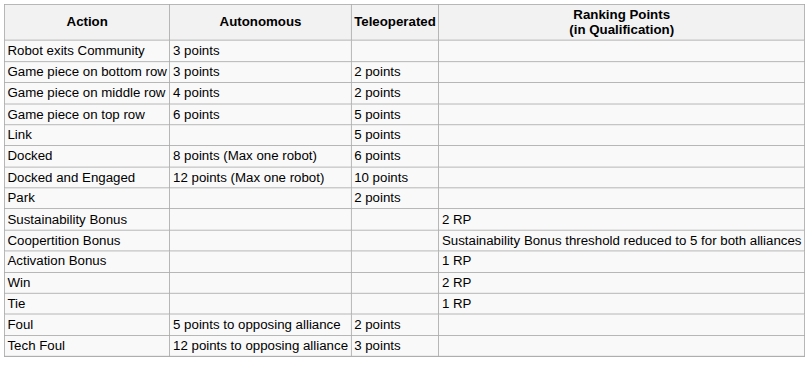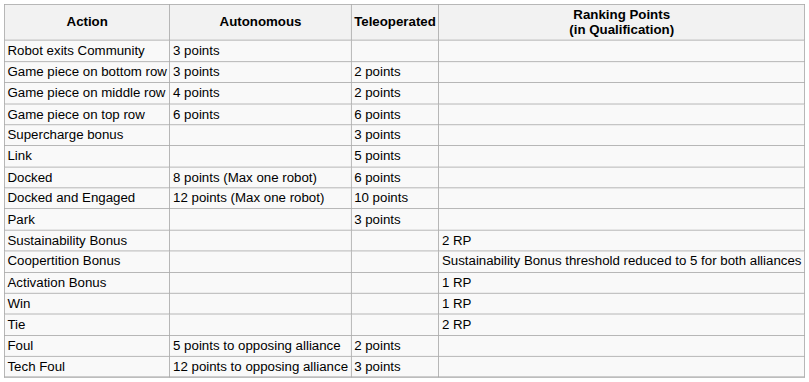(377, 114) 5 points -> (377, 114) 6 points
+ row: (65, 135)
(377, 198) 2 points -> (377, 219) 3 points
(457, 282) 2 RP -> (457, 303) 1 RP
(457, 303) 1 RP -> (457, 324) 2 RP
